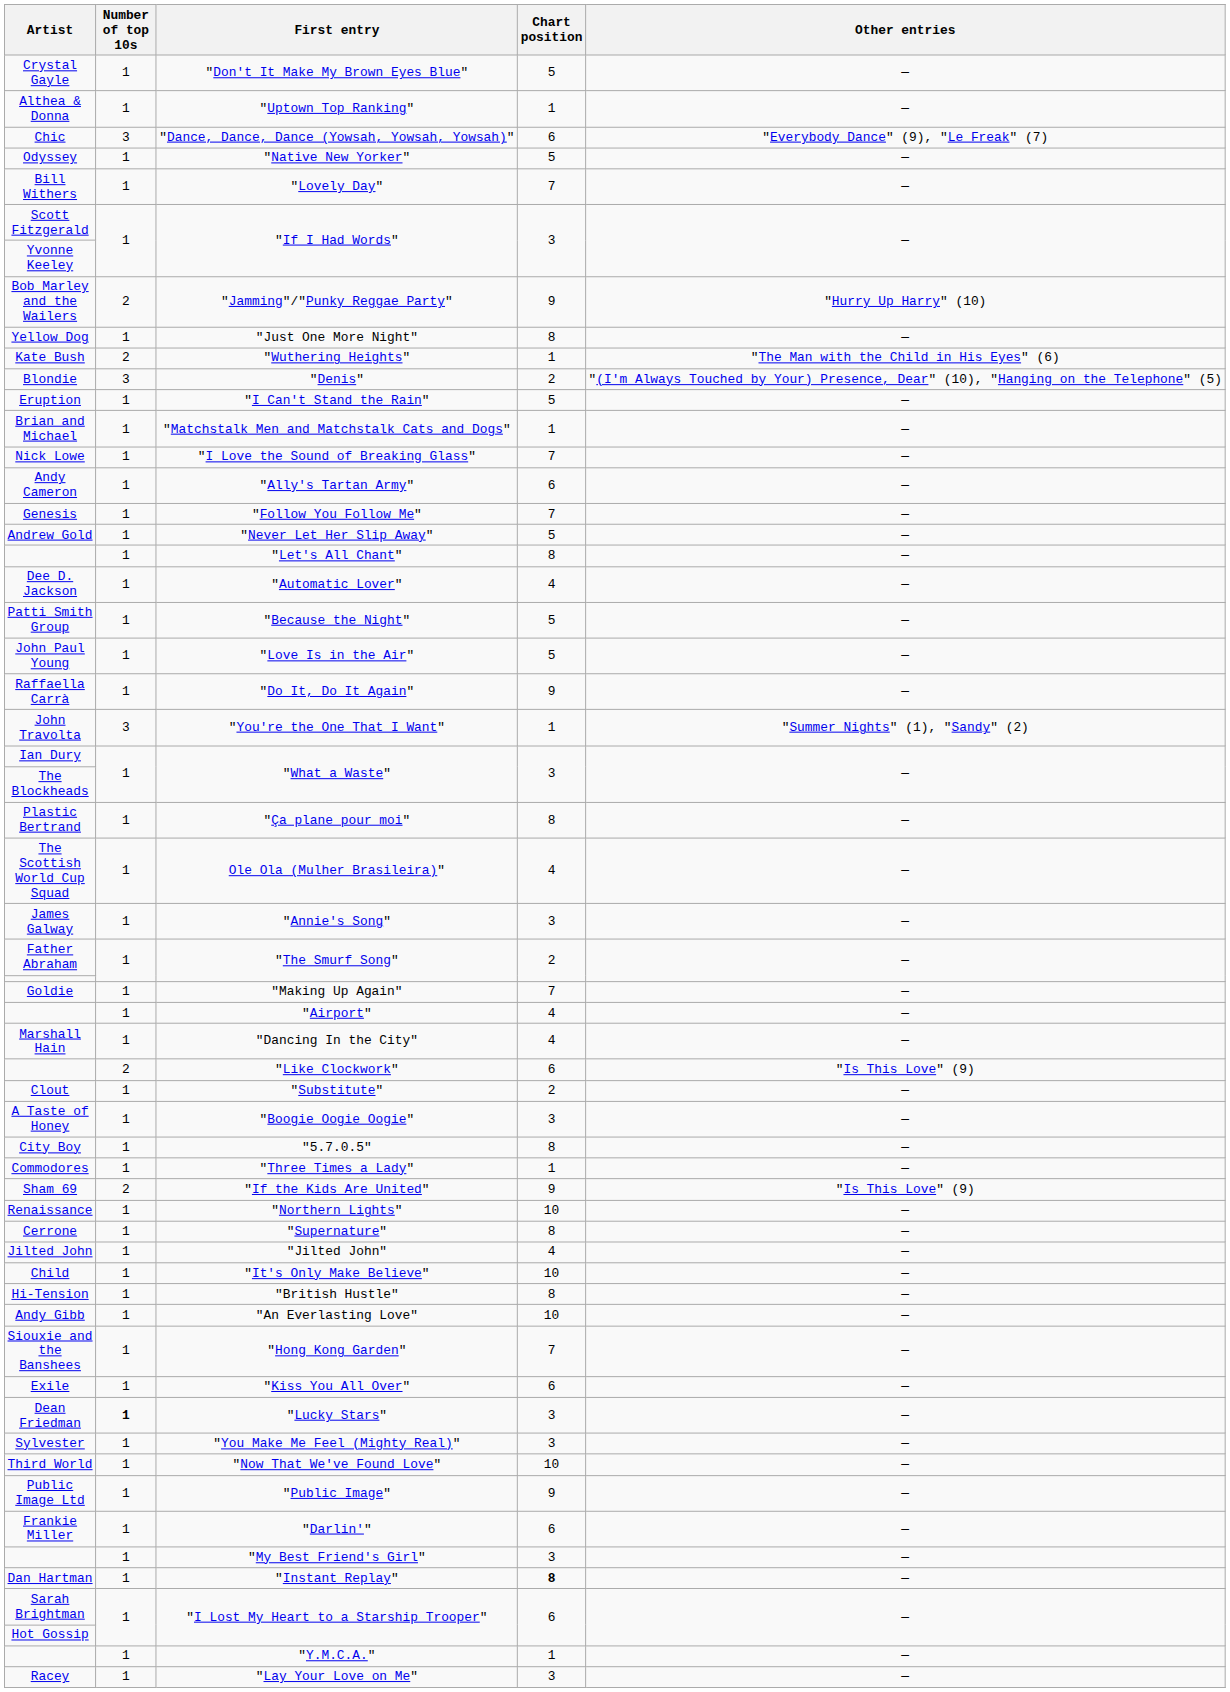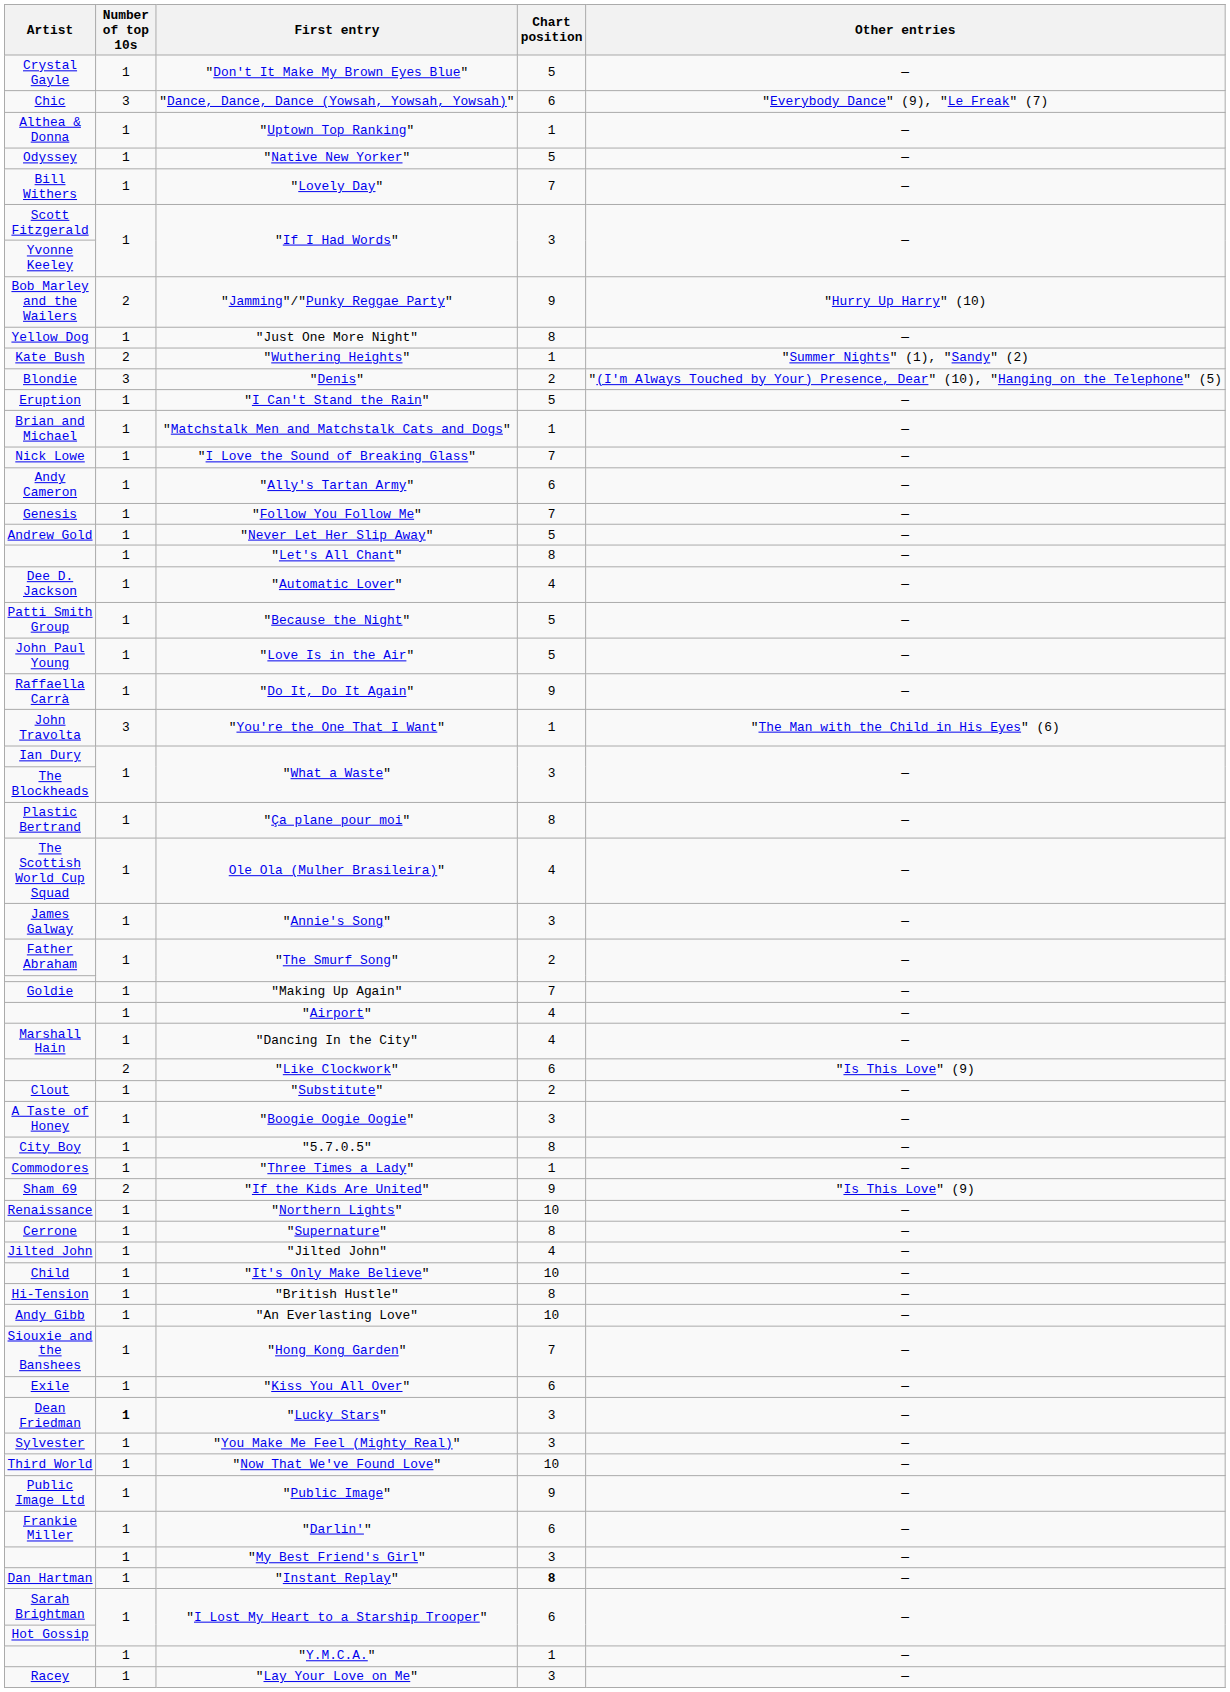rows swapped: (50, 137) <-> (50, 109)
(905, 358) "The Man with the Child in His Eyes" (6) -> (905, 358) "Summer Nights" (1), "Sandy" (2)
(905, 728) "Summer Nights" (1), "Sandy" (2) -> (905, 728) "The Man with the Child in His Eyes" (6)
